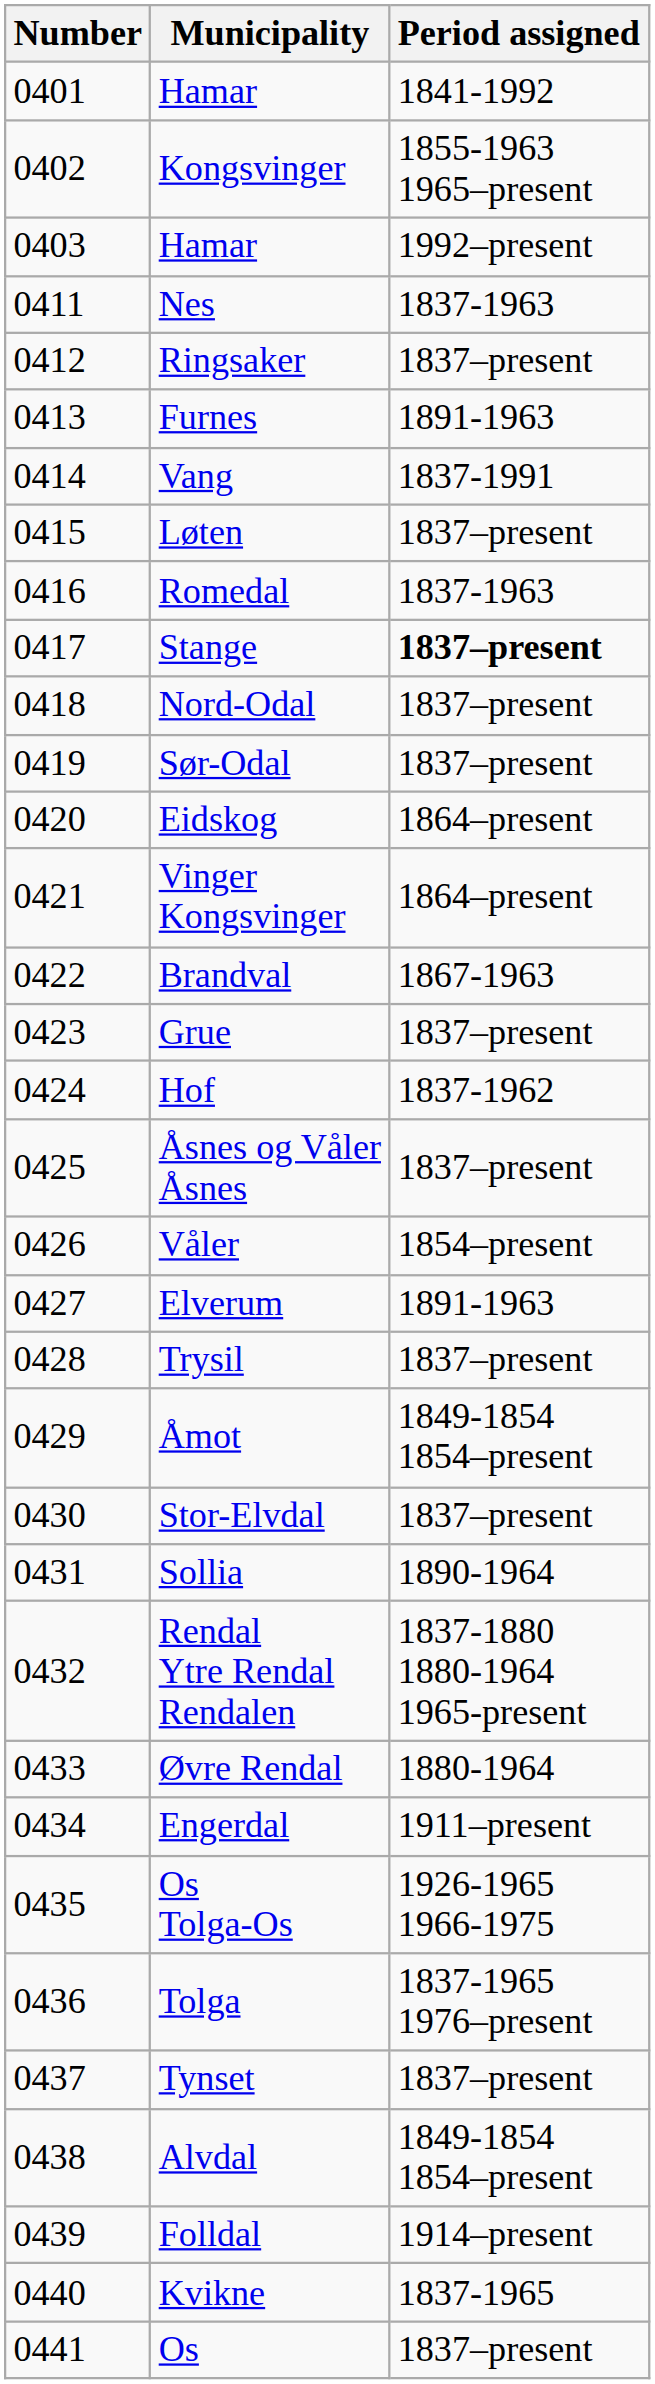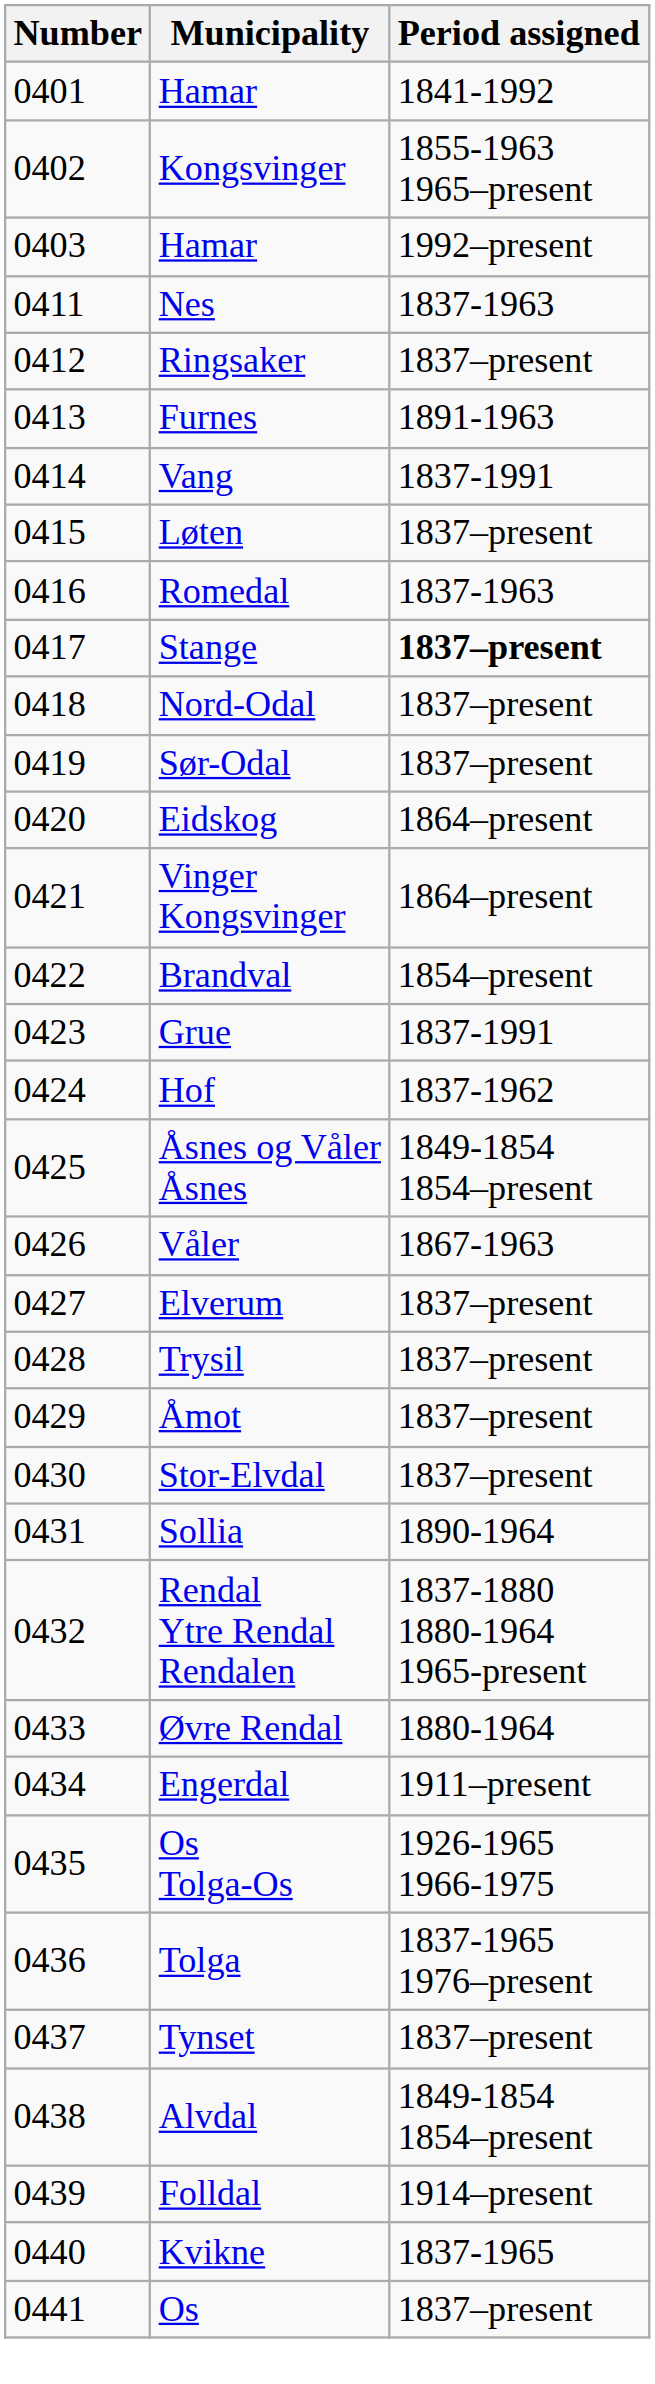(476, 974) 1867-1963 -> (495, 974) 1854–present
(495, 1032) 1837–present -> (476, 1032) 1837-1991
(495, 1167) 1837–present -> (495, 1167) 1849-1854 1854–present
(495, 1244) 1854–present -> (476, 1244) 1867-1963
(476, 1302) 1891-1963 -> (495, 1302) 1837–present
(495, 1437) 1849-1854 1854–present -> (495, 1416) 1837–present
